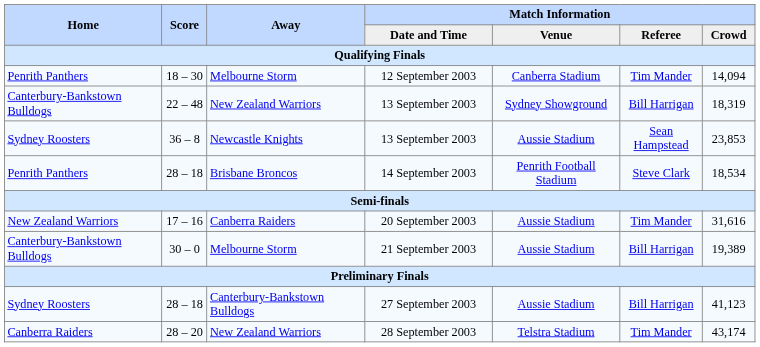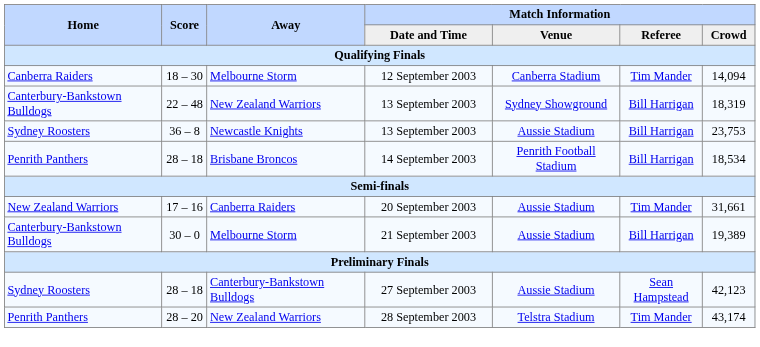(48, 75) Penrith Panthers -> (50, 75) Canberra Raiders
(661, 138) Sean Hampstead -> (661, 131) Bill Harrigan
(729, 138) 23,853 -> (729, 131) 23,753
(661, 173) Steve Clark -> (661, 158) Bill Harrigan
(729, 221) 31,616 -> (729, 206) 31,661
(661, 304) Bill Harrigan -> (661, 289) Sean Hampstead
(729, 304) 41,123 -> (729, 289) 42,123
(50, 331) Canberra Raiders -> (48, 317) Penrith Panthers
